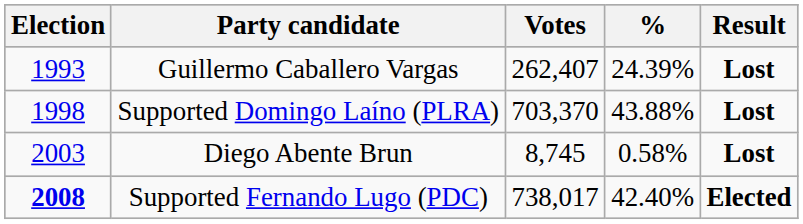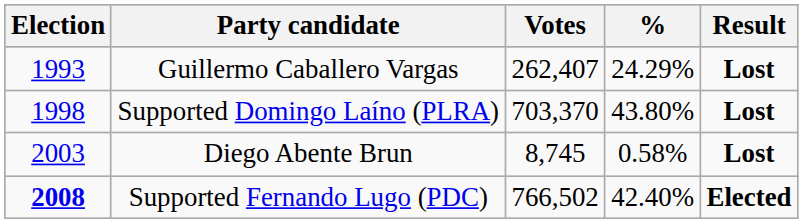(653, 68) 24.39% -> (653, 68) 24.29%
(653, 111) 43.88% -> (653, 111) 43.80%
(555, 196) 738,017 -> (555, 196) 766,502
